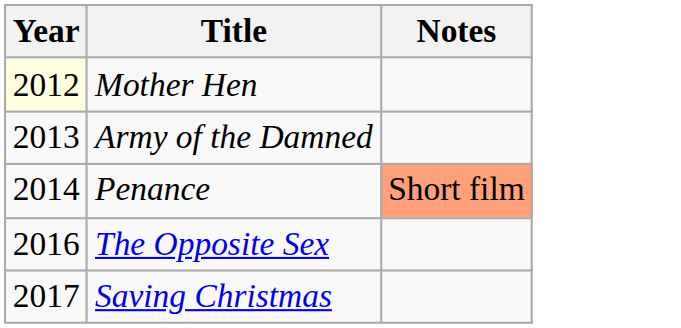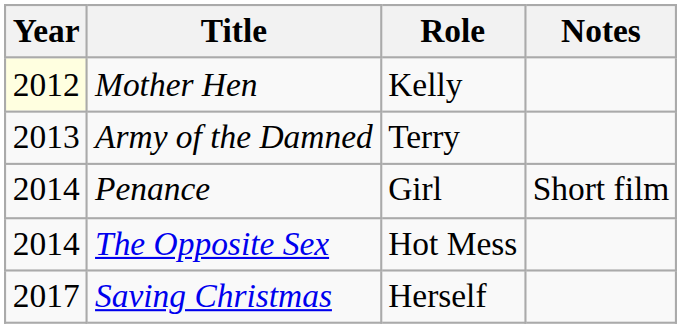+ column: (453, 31)
(456, 190) lightsalmon background -> (601, 190) no background
(46, 243) 2016 -> (46, 243) 2014
